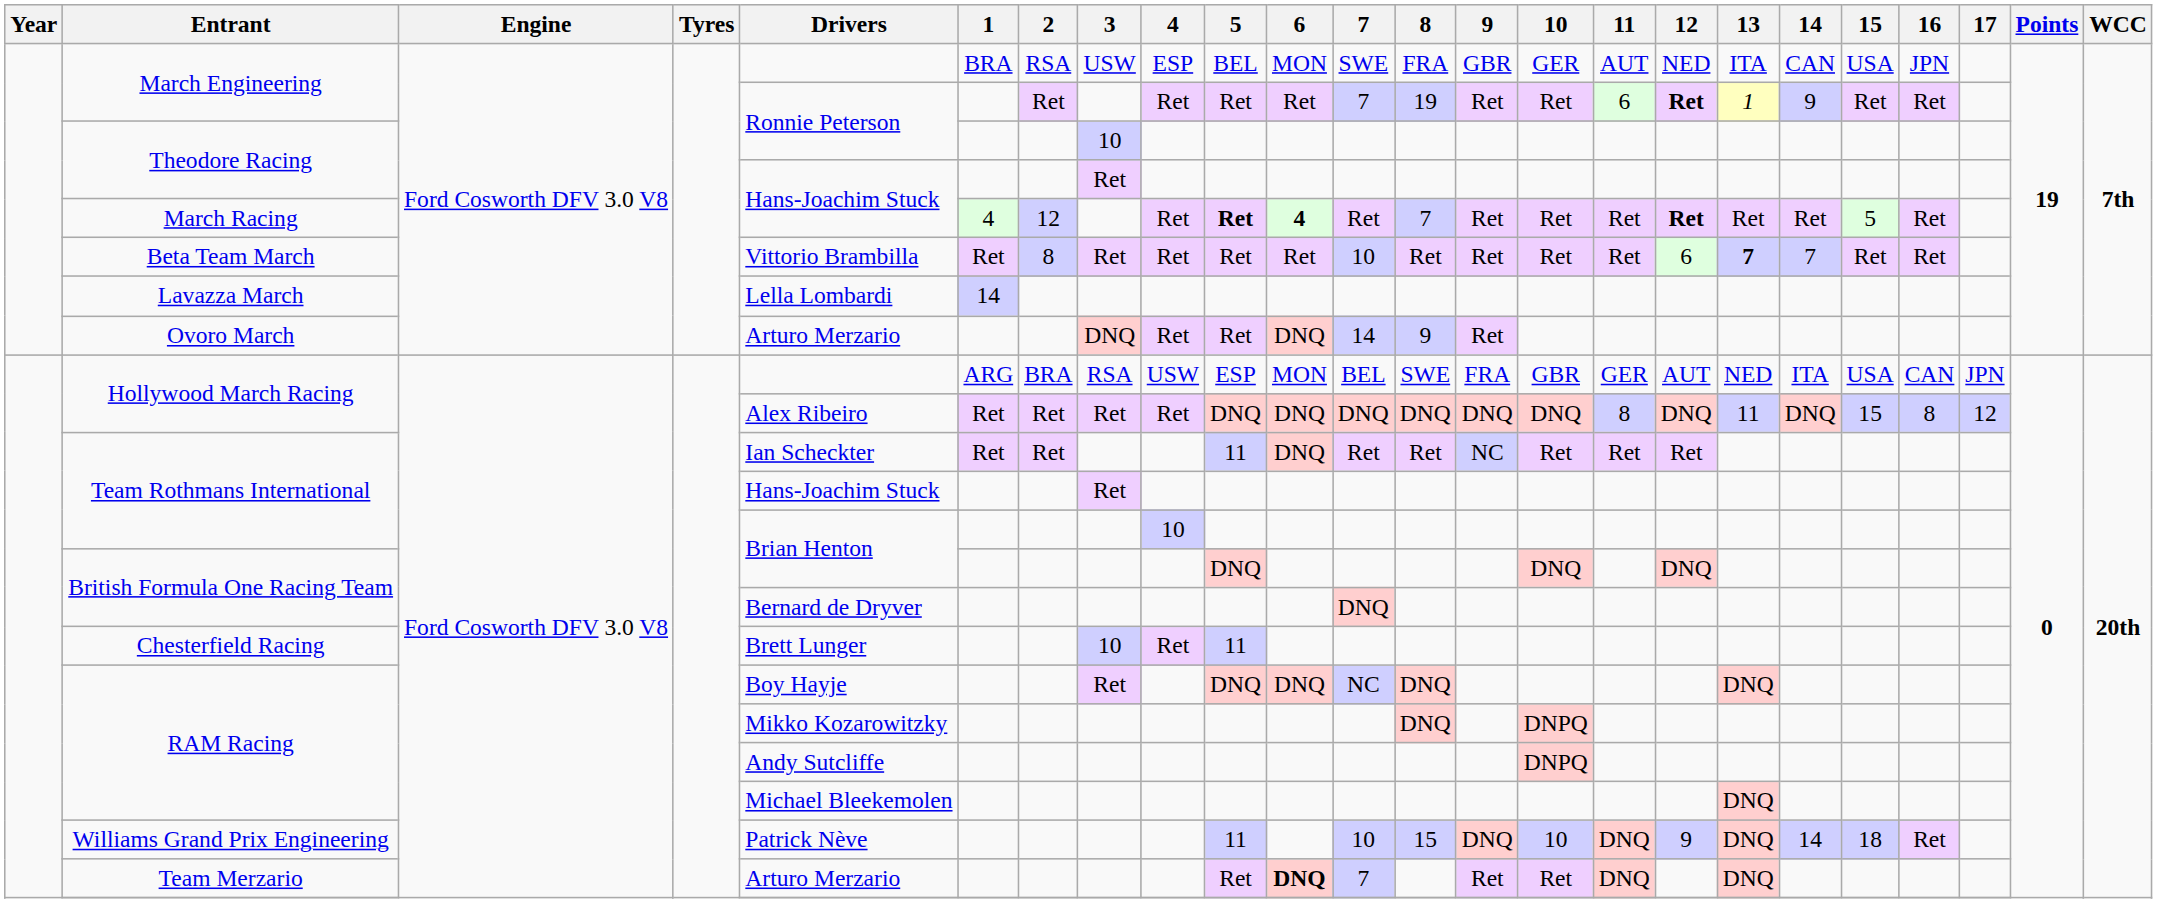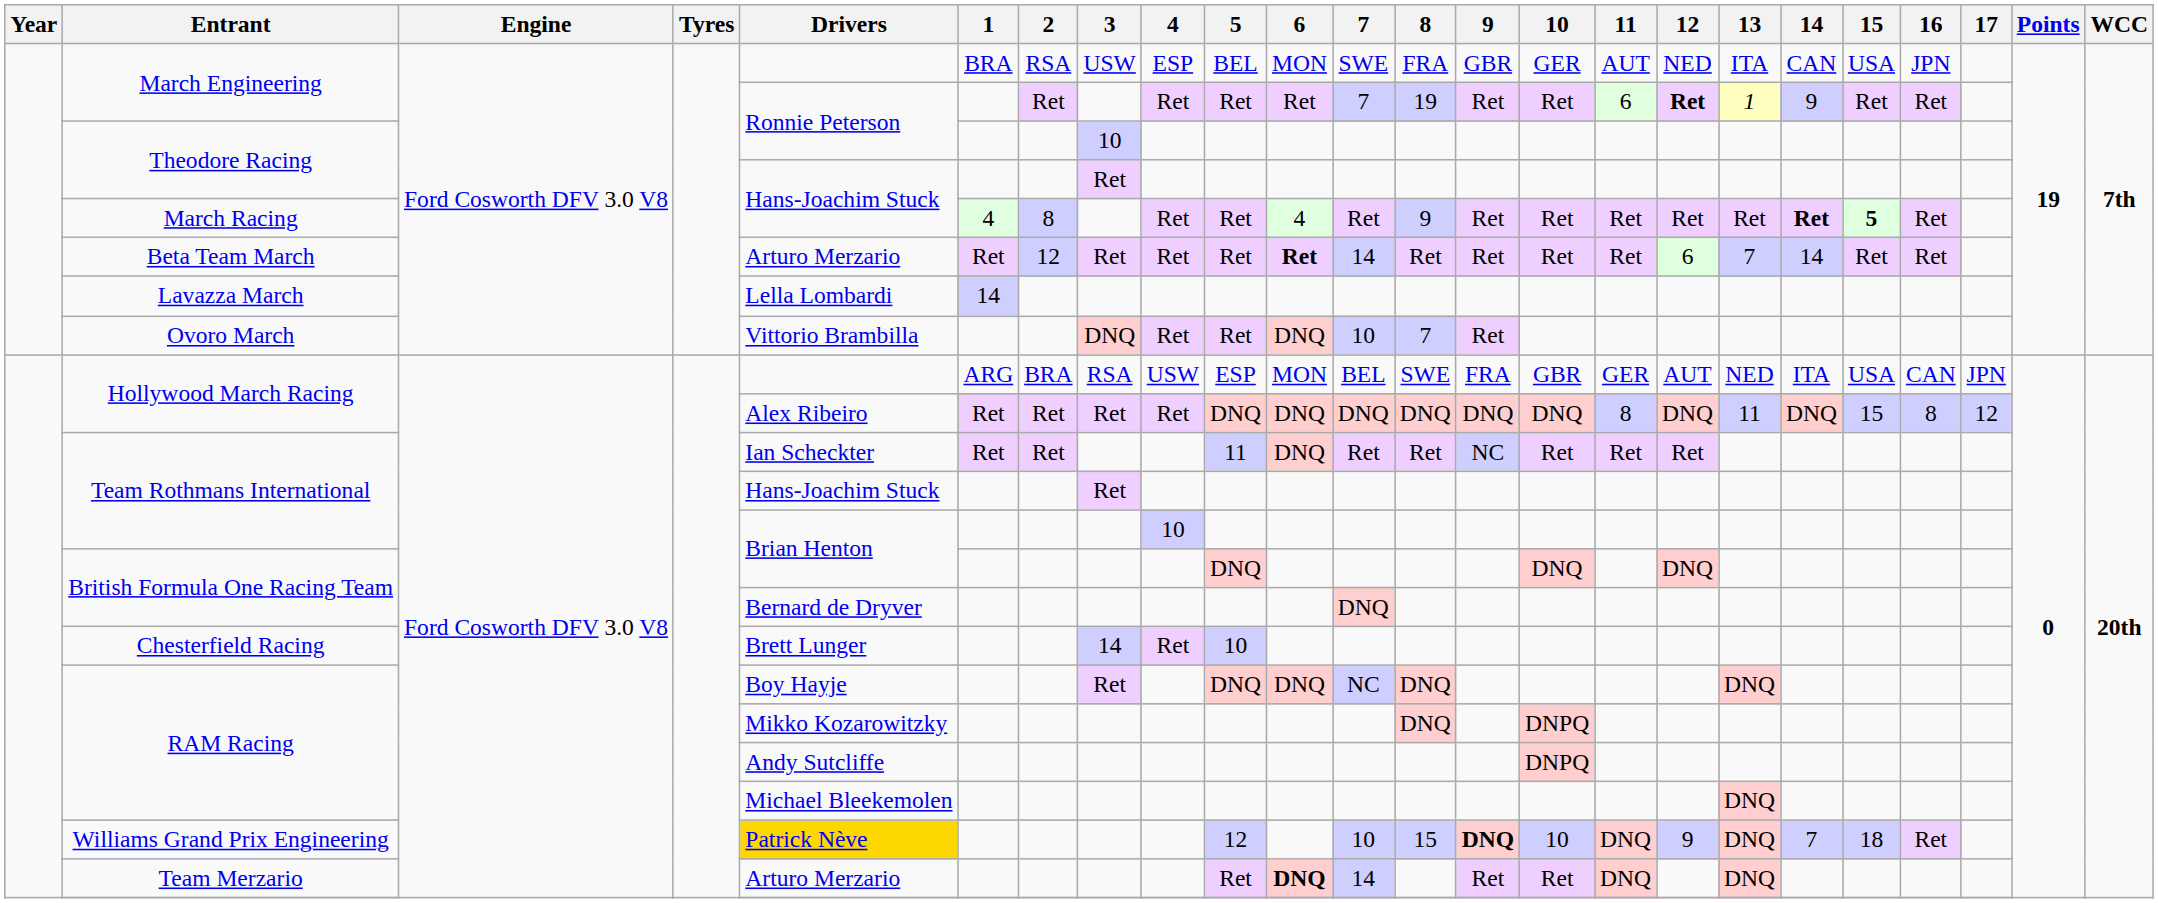(1048, 218) 12 -> (1048, 218) 8
(1236, 218) bold -> (1236, 218) normal
(1299, 218) bold -> (1299, 218) normal
(1425, 218) 7 -> (1425, 218) 9
(1686, 218) bold -> (1688, 218) normal
(1810, 218) normal -> (1811, 218) bold
(1870, 218) normal -> (1871, 218) bold
(832, 257) Vittorio Brambilla -> (823, 257) Arturo Merzario
(1048, 257) 8 -> (1048, 257) 12
(1299, 257) normal -> (1299, 257) bold
(1363, 257) 10 -> (1363, 257) 14
(1748, 257) bold -> (1749, 257) normal
(1810, 257) 7 -> (1811, 257) 14
(823, 334) Arturo Merzario -> (832, 334) Vittorio Brambilla
(1363, 334) 14 -> (1363, 334) 10
(1425, 334) 9 -> (1425, 334) 7
(1110, 645) 10 -> (1110, 645) 14
(1236, 645) 11 -> (1236, 645) 10
(806, 839) no background -> (806, 839) gold background
(1236, 839) 11 -> (1236, 839) 12
(1487, 839) normal -> (1488, 839) bold
(1810, 839) 14 -> (1811, 839) 7
(1363, 878) 7 -> (1363, 878) 14
